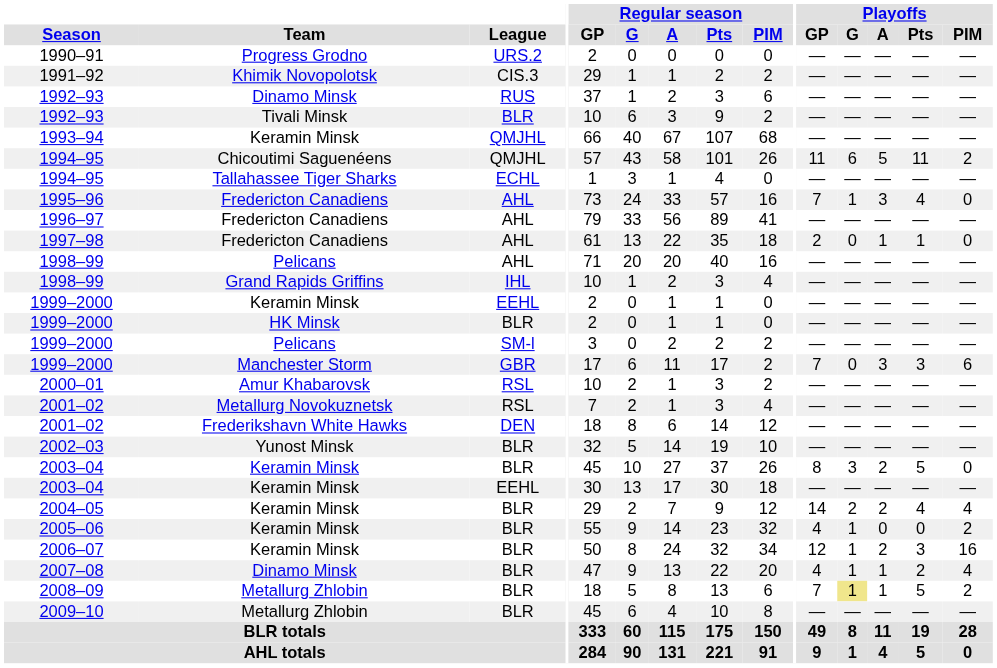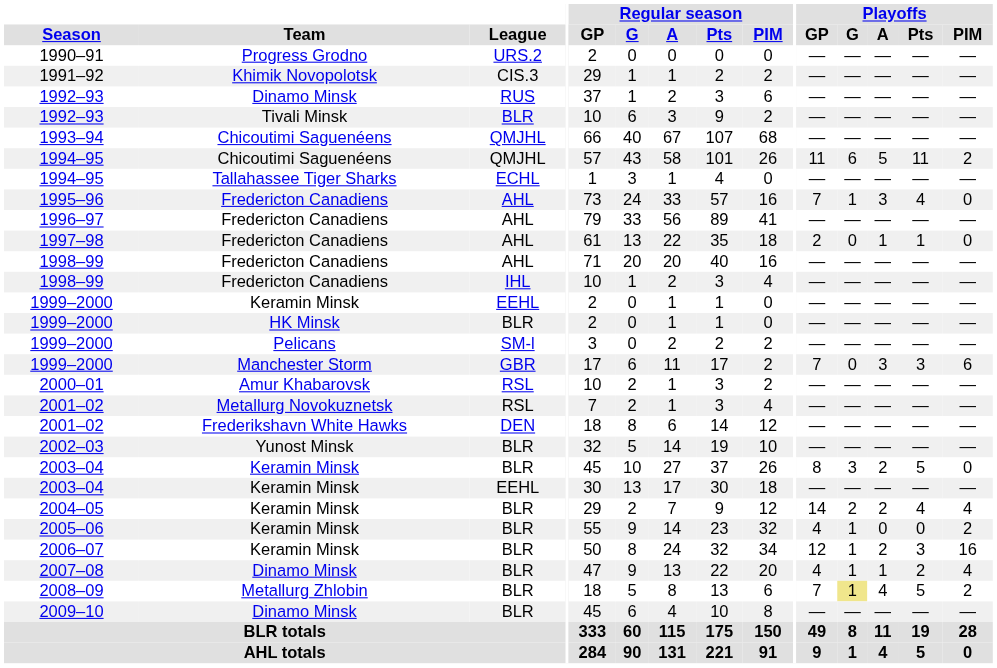(305, 137) Keramin Minsk -> (305, 137) Chicoutimi Saguenéens
(305, 261) Pelicans -> (305, 261) Fredericton Canadiens
(305, 282) Grand Rapids Griffins -> (305, 282) Fredericton Canadiens
(883, 591) 1 -> (883, 591) 4
(305, 611) Metallurg Zhlobin -> (305, 611) Dinamo Minsk
